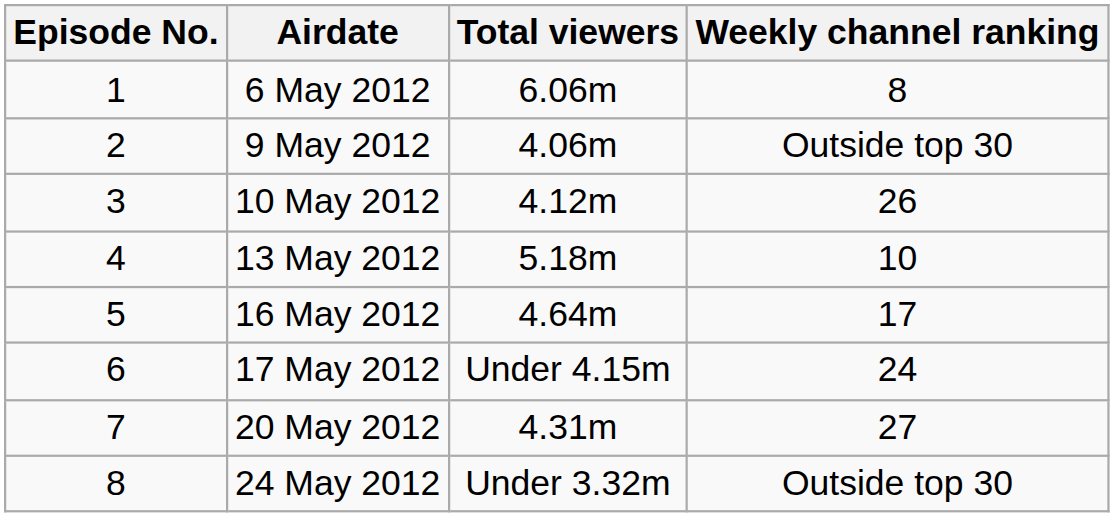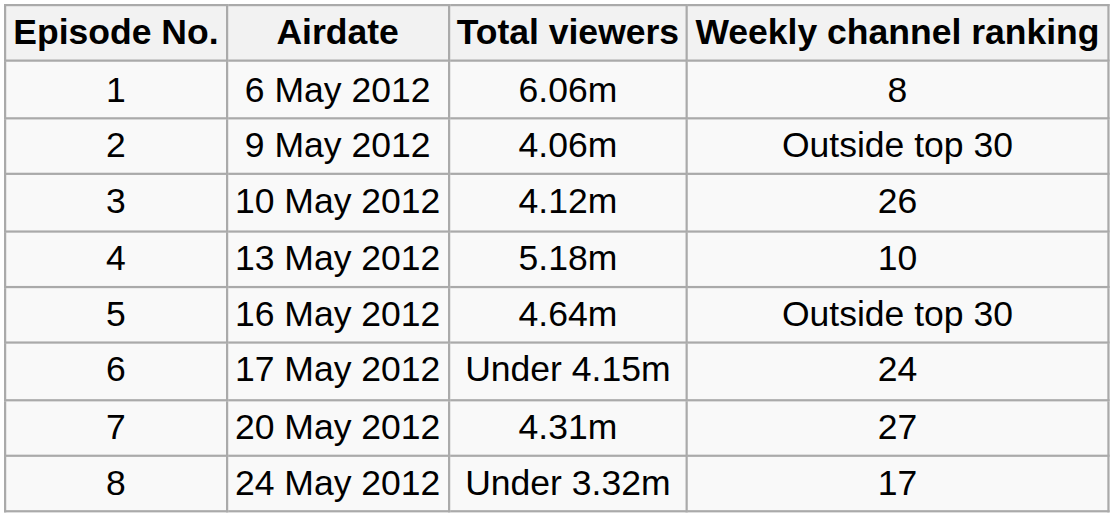(897, 314) 17 -> (897, 314) Outside top 30
(897, 483) Outside top 30 -> (897, 483) 17
